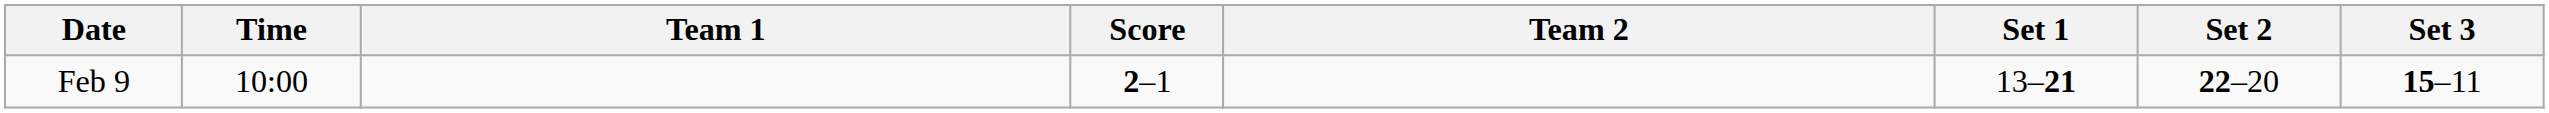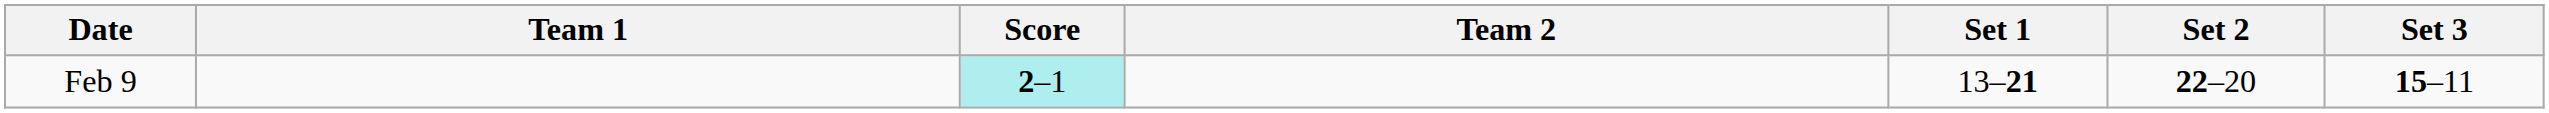- column: (272, 30)
(1147, 81) no background -> (1042, 81) paleturquoise background
